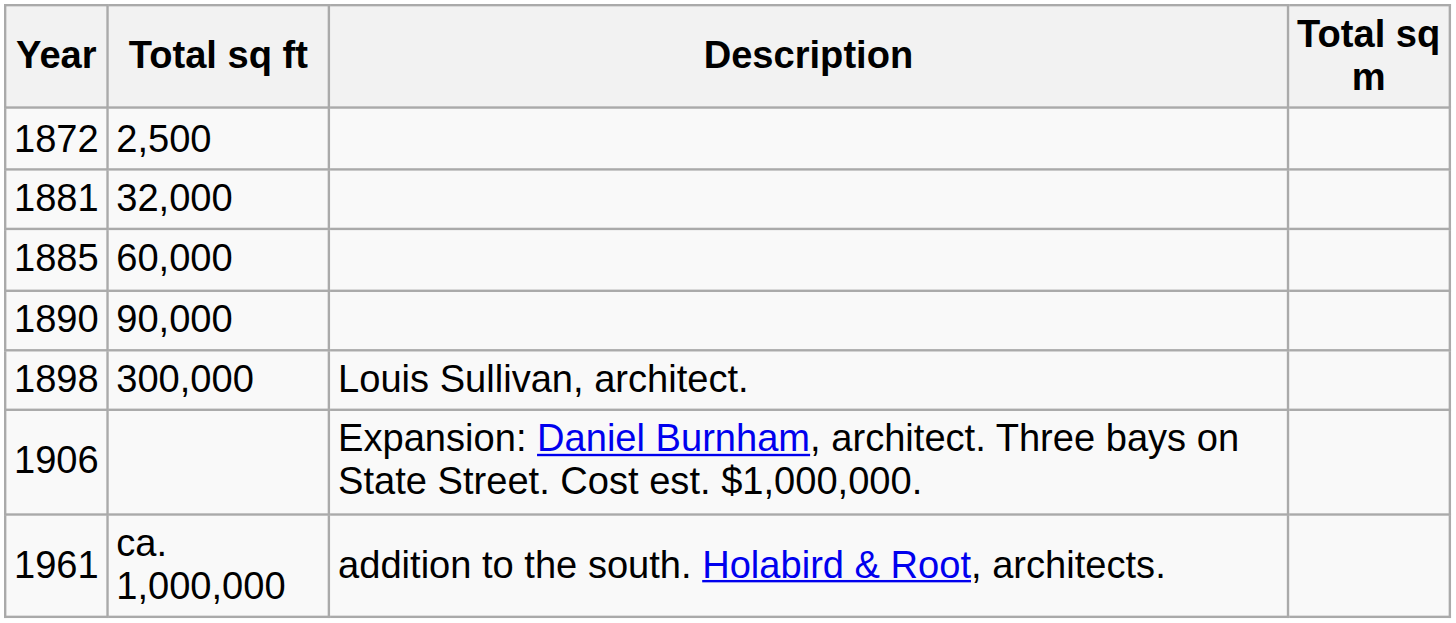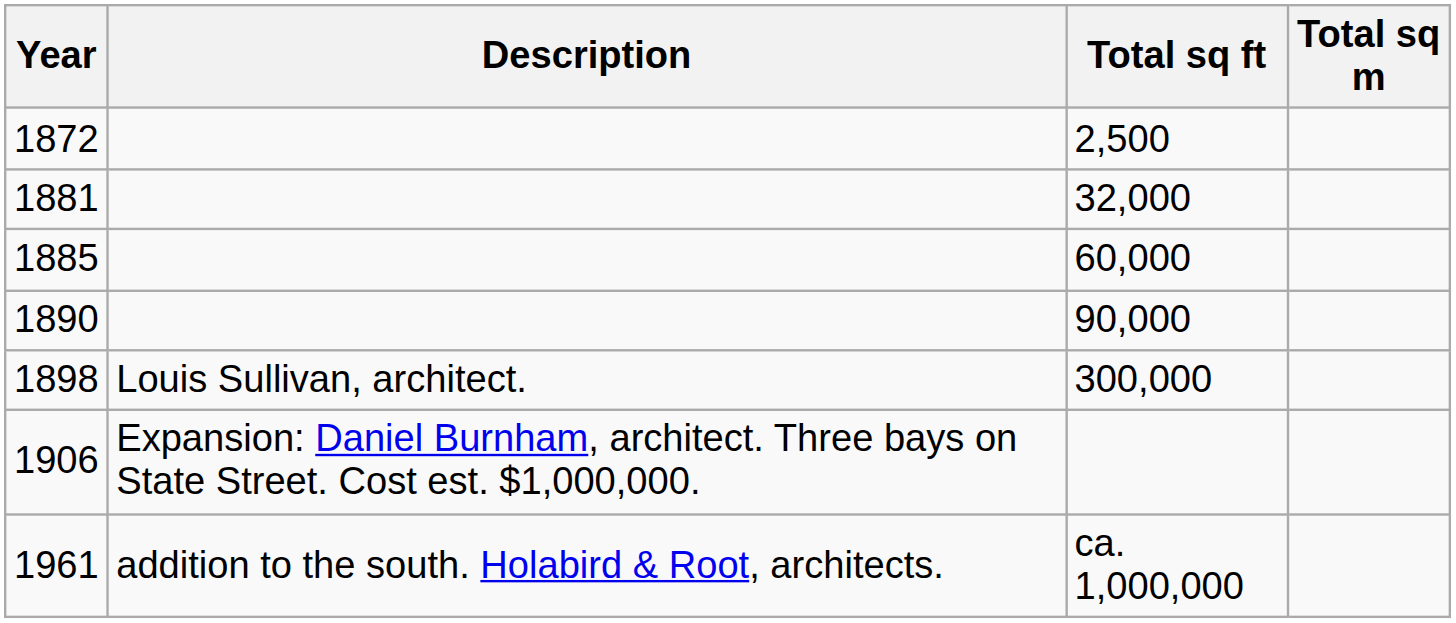columns swapped: (808, 56) <-> (218, 56)
